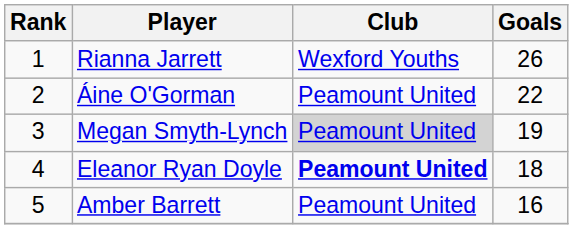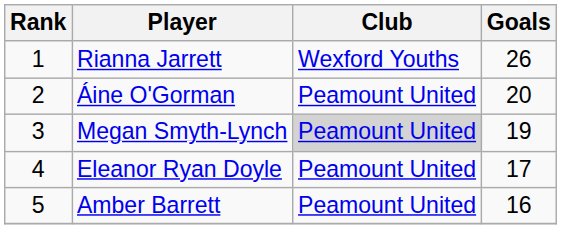(530, 95) 22 -> (519, 95) 20
(393, 168) bold -> (387, 168) normal
(530, 168) 18 -> (519, 168) 17
